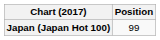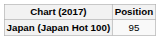(134, 27) 99 -> (134, 27) 95
